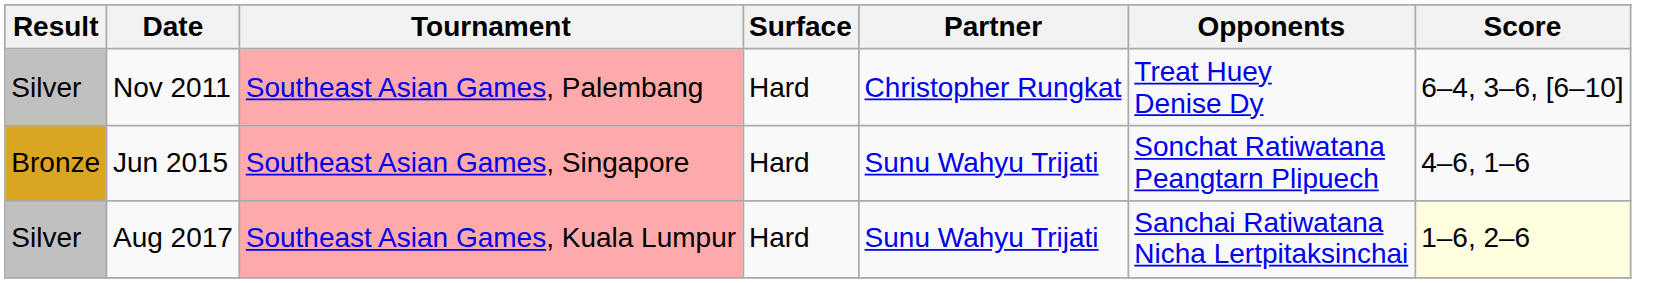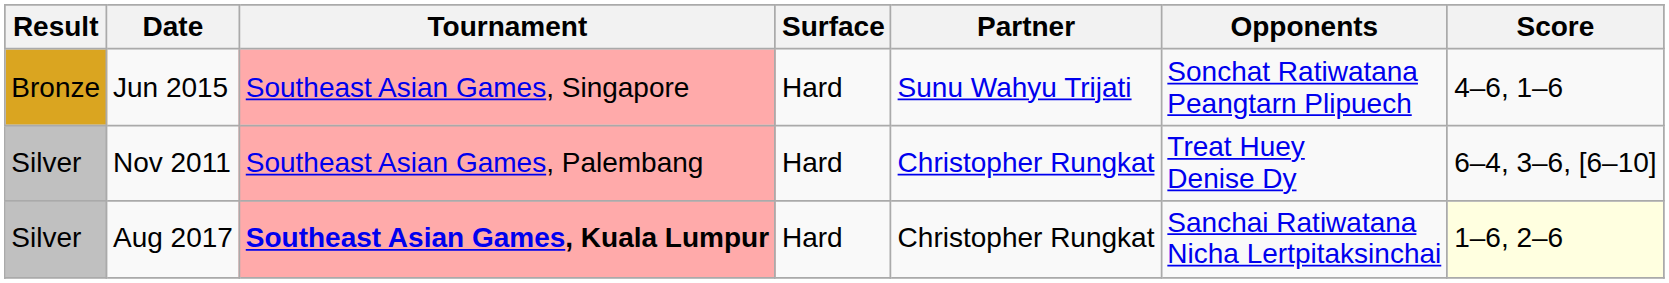rows swapped: (172, 86) <-> (171, 162)
(491, 238) normal -> (507, 238) bold
(982, 238) Sunu Wahyu Trijati -> (1026, 238) Christopher Rungkat
